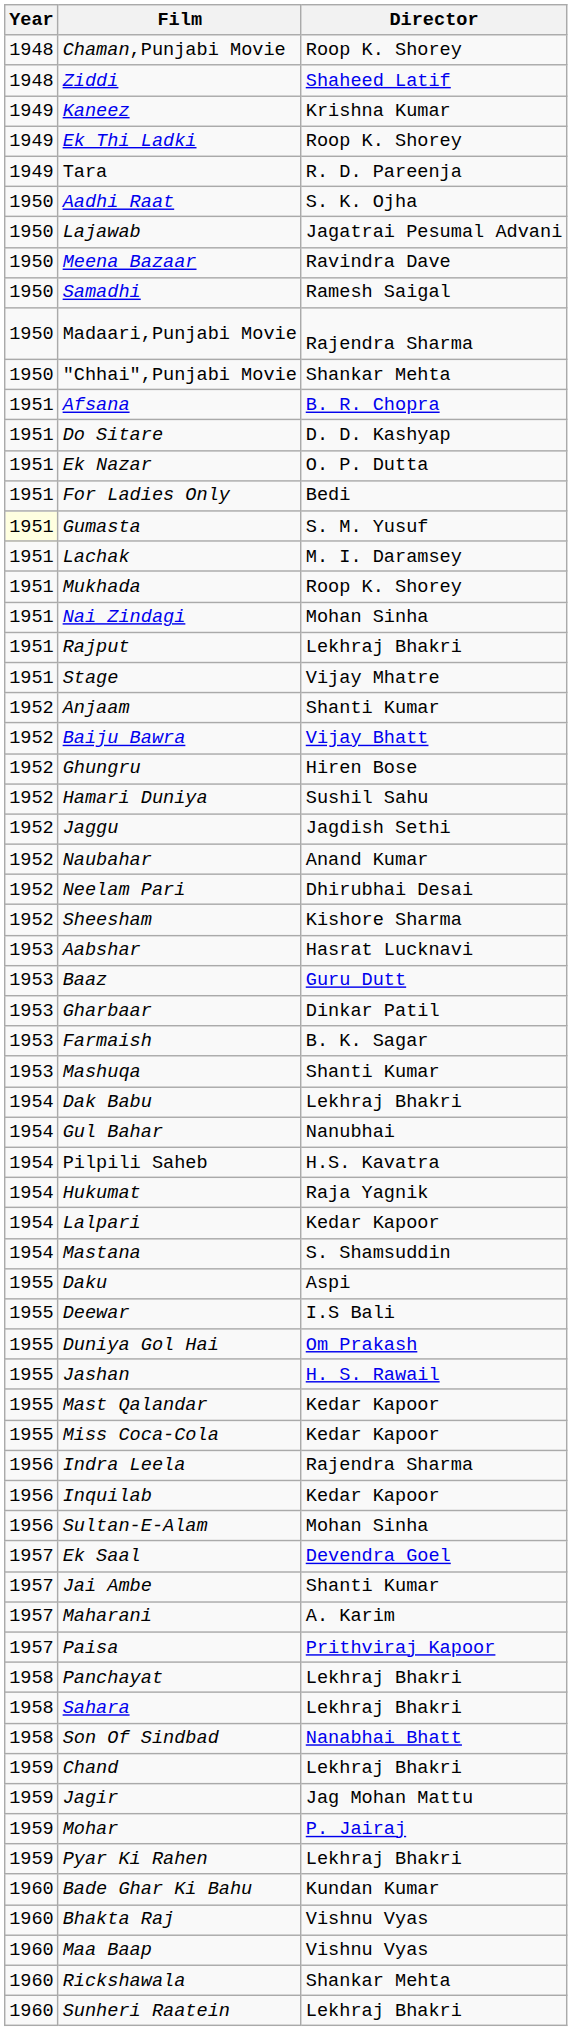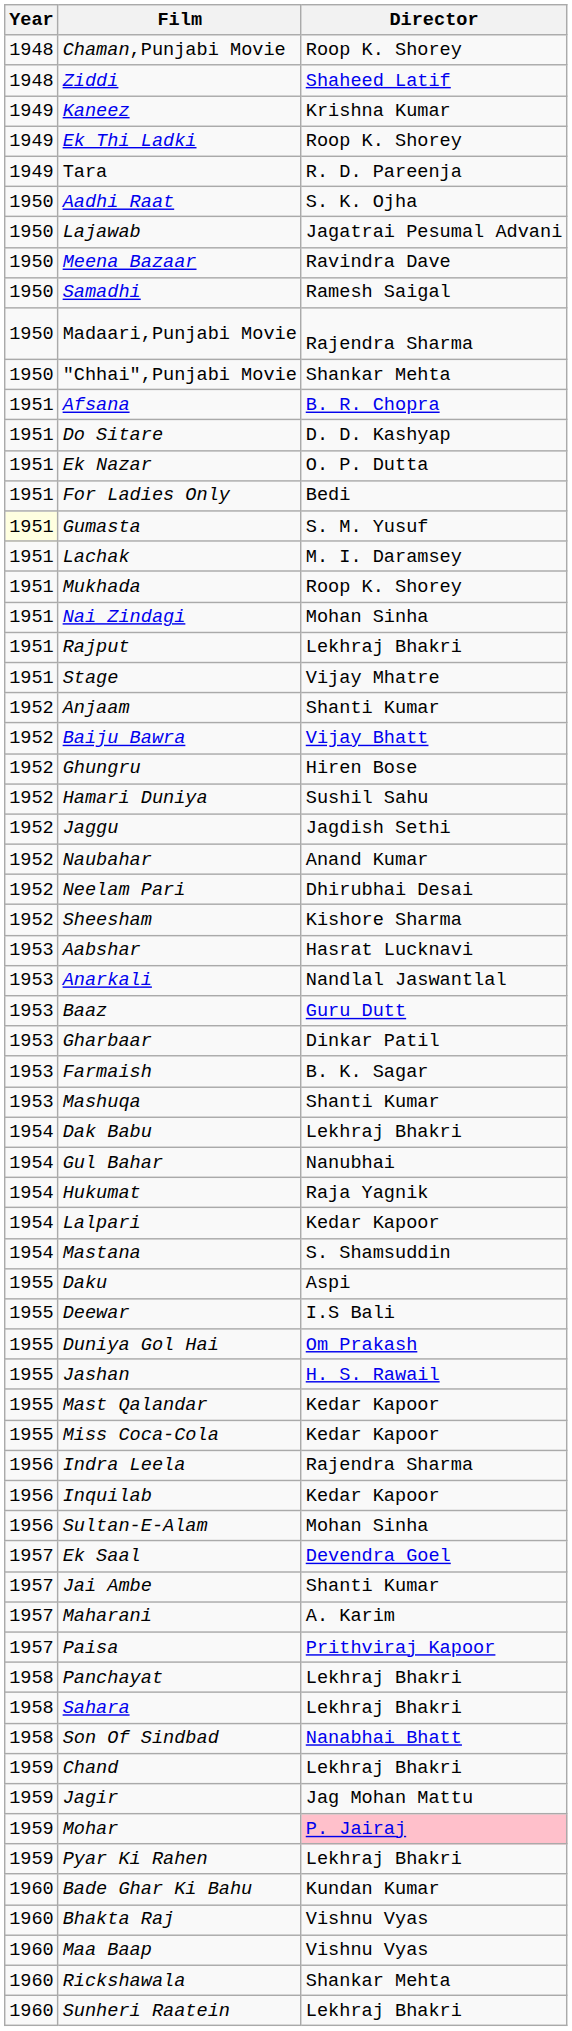+ row: (107, 981)
- row: (135, 1162)
(356, 1829) no background -> (356, 1829) pink background
